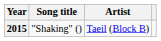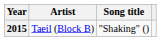columns swapped: (57, 12) <-> (118, 12)
